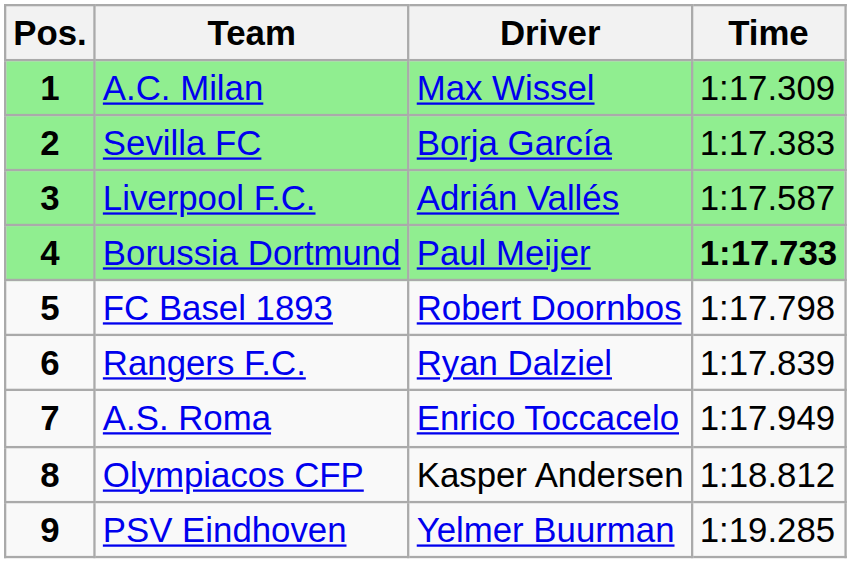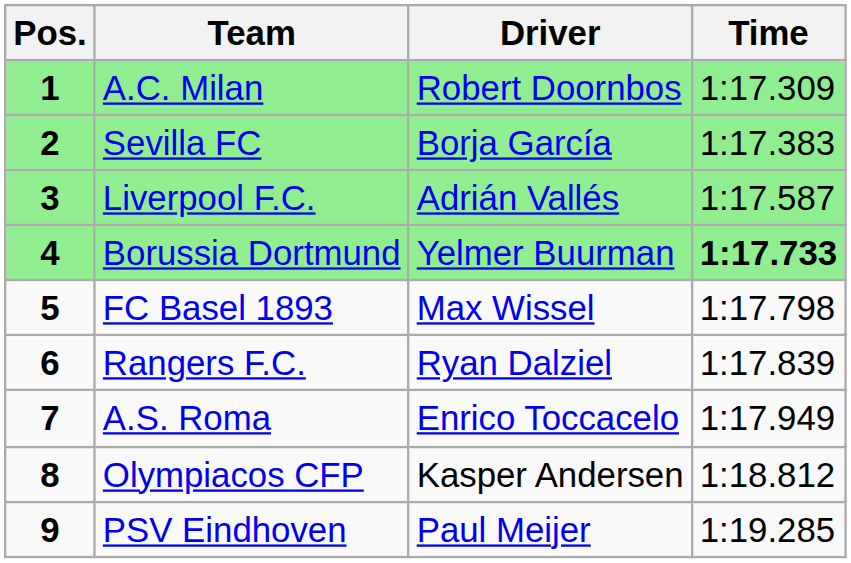(506, 88) Max Wissel -> (549, 88) Robert Doornbos
(504, 253) Paul Meijer -> (546, 253) Yelmer Buurman
(549, 308) Robert Doornbos -> (506, 308) Max Wissel
(546, 529) Yelmer Buurman -> (504, 529) Paul Meijer
